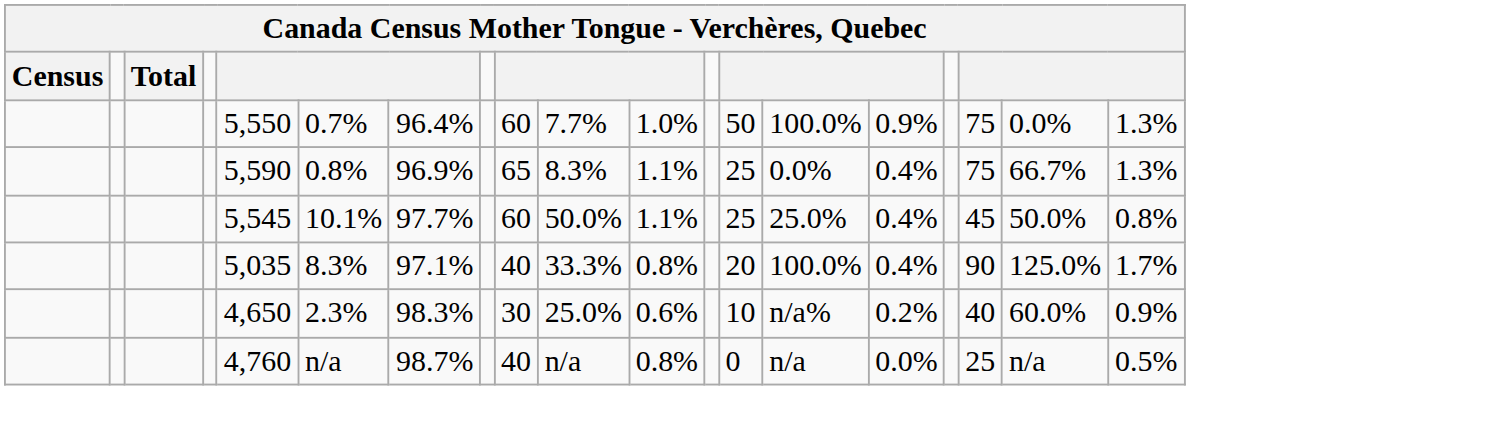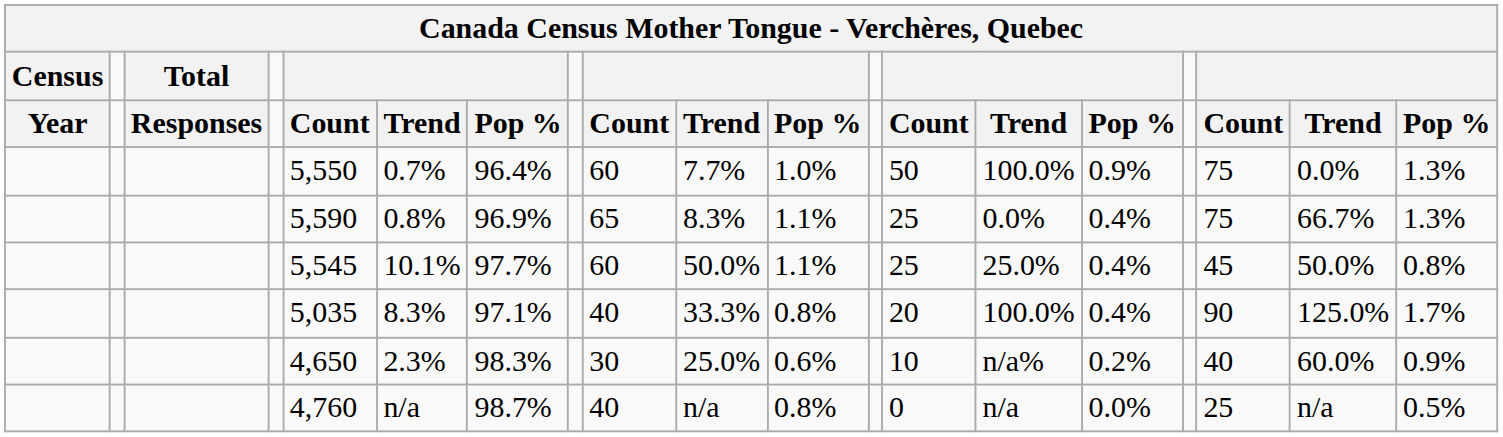+ row: (58, 123)
